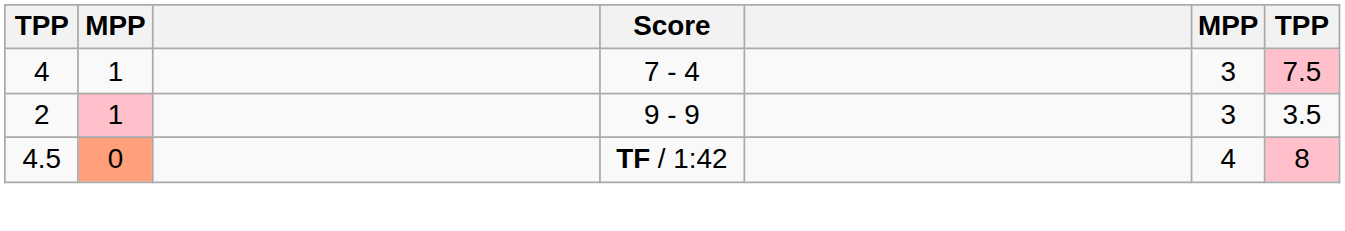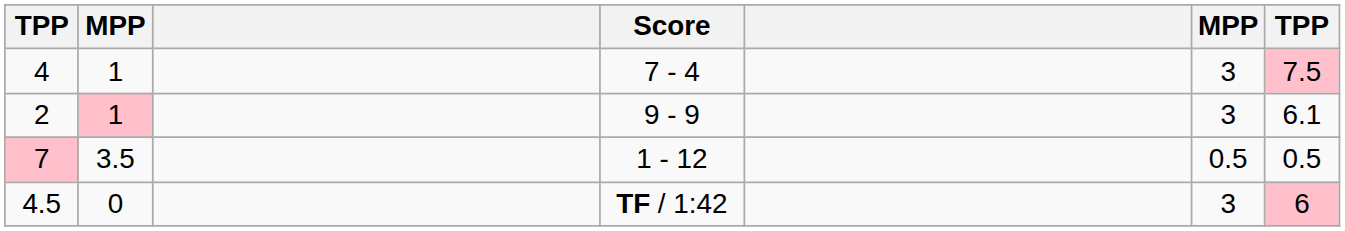(1302, 114) 3.5 -> (1302, 114) 6.1
+ row: (42, 159)
(115, 159) lightsalmon background -> (115, 203) no background
(1228, 159) 4 -> (1228, 203) 3
(1302, 159) 8 -> (1302, 203) 6
